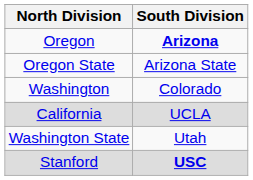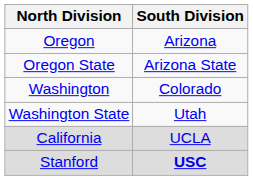(190, 41) bold -> (190, 41) normal
rows swapped: (69, 138) <-> (69, 114)
